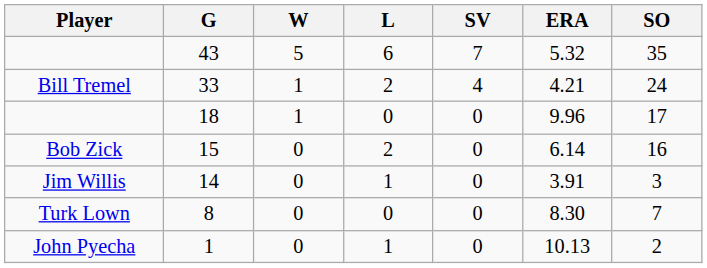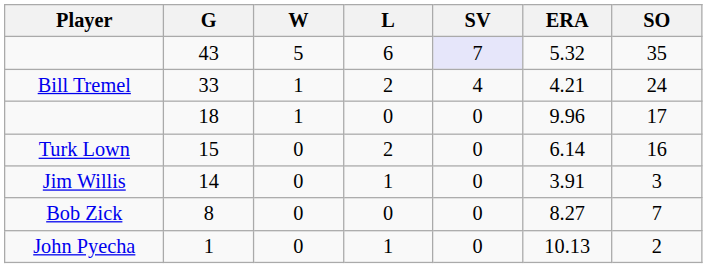(478, 52) no background -> (478, 52) lavender background
(84, 149) Bob Zick -> (84, 149) Turk Lown
(84, 213) Turk Lown -> (84, 213) Bob Zick
(567, 213) 8.30 -> (567, 213) 8.27
